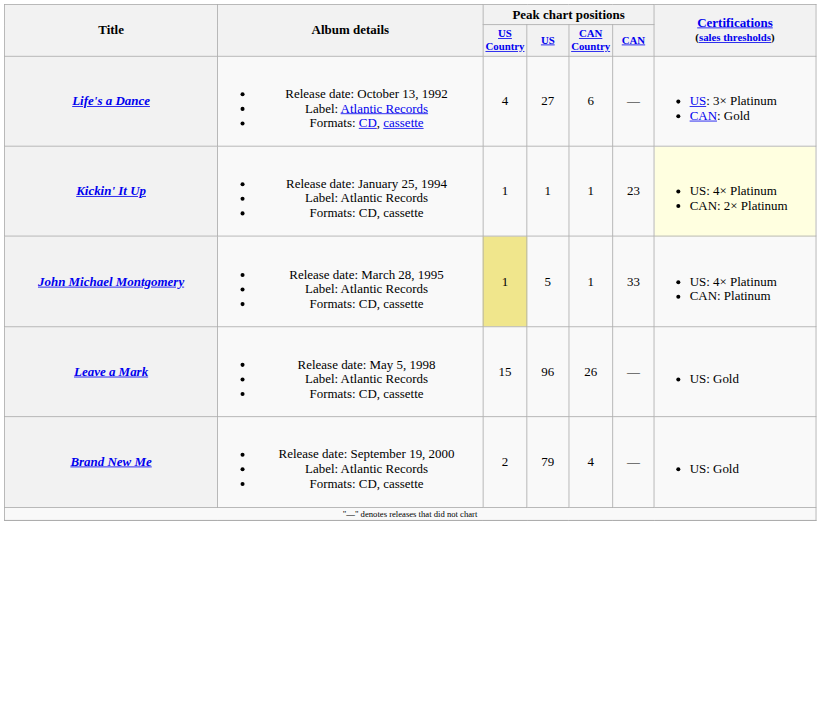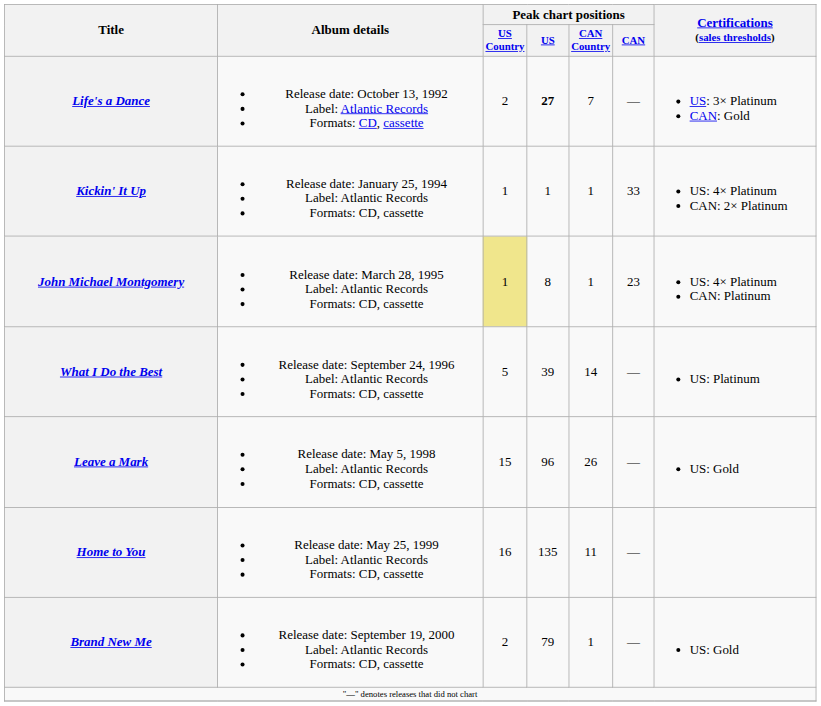(505, 101) 4 -> (505, 101) 2
(548, 101) normal -> (548, 101) bold
(591, 101) 6 -> (591, 101) 7
(633, 191) 23 -> (633, 191) 33
(735, 199) lightyellow background -> (735, 199) no background
(548, 281) 5 -> (548, 281) 8
(633, 281) 33 -> (633, 281) 23
+ row: (111, 371)
+ row: (111, 552)
(591, 462) 4 -> (591, 642) 1
